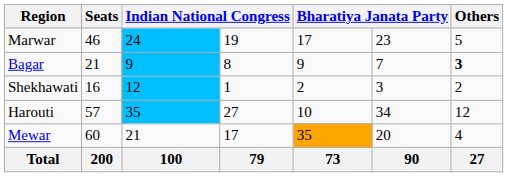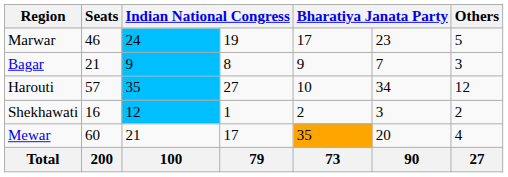(459, 64) bold -> (459, 64) normal
rows swapped: (31, 111) <-> (43, 87)
